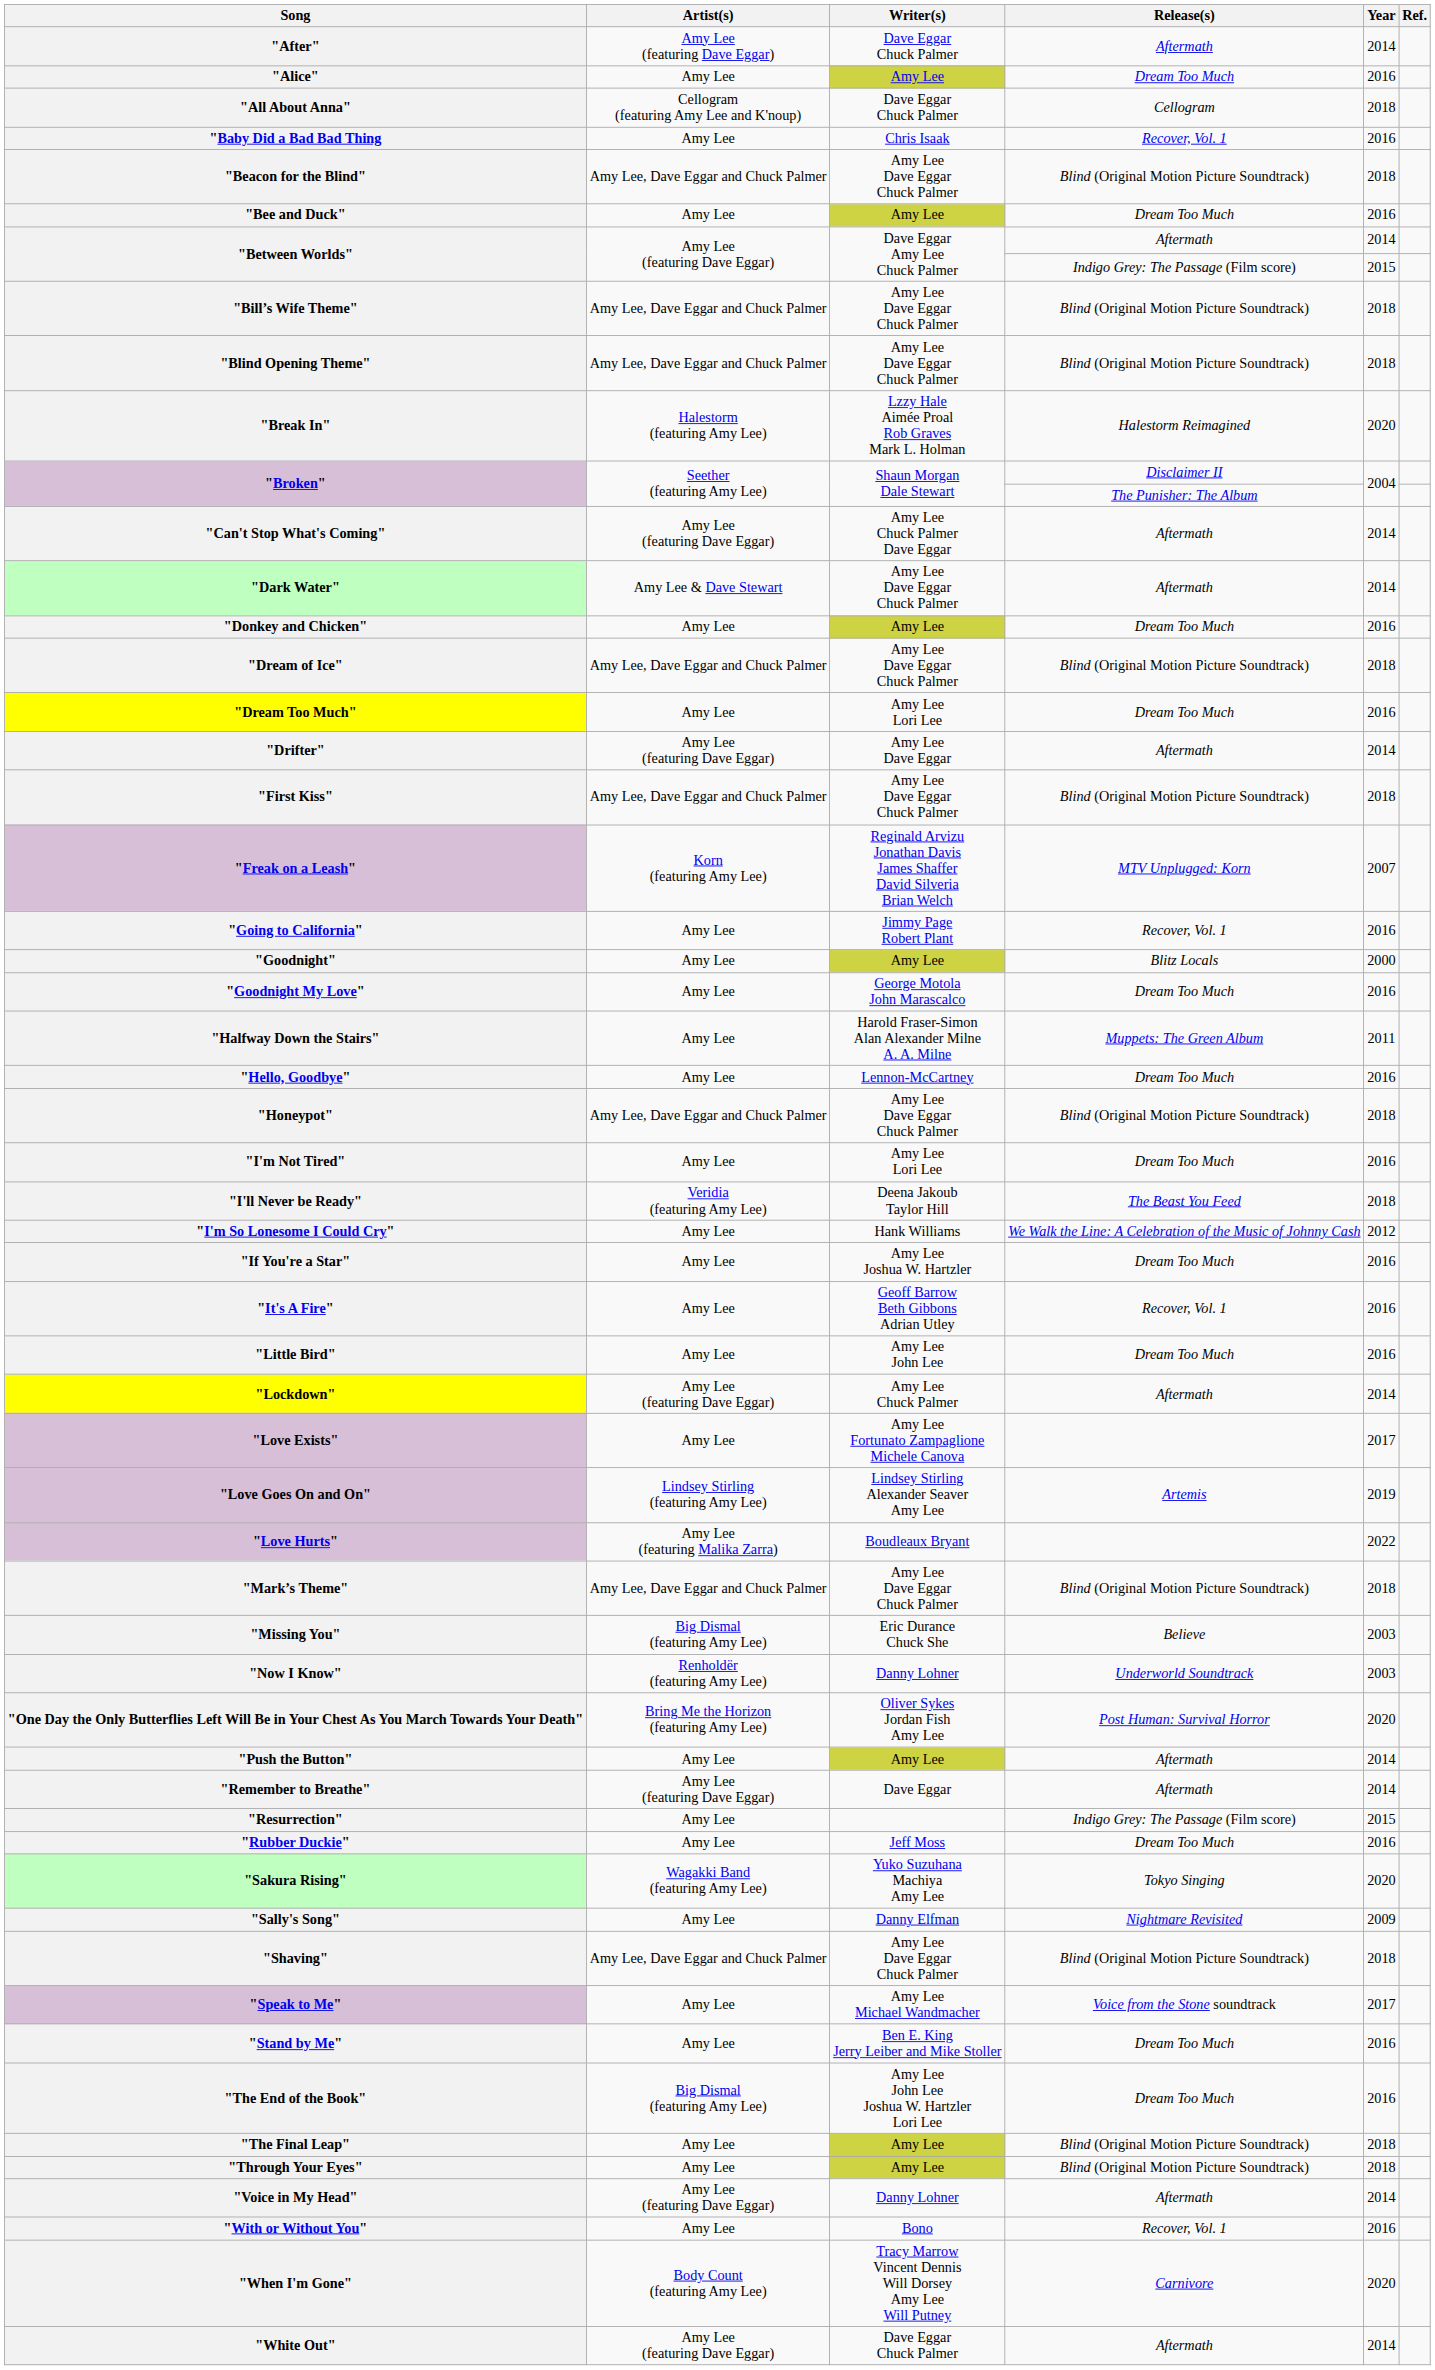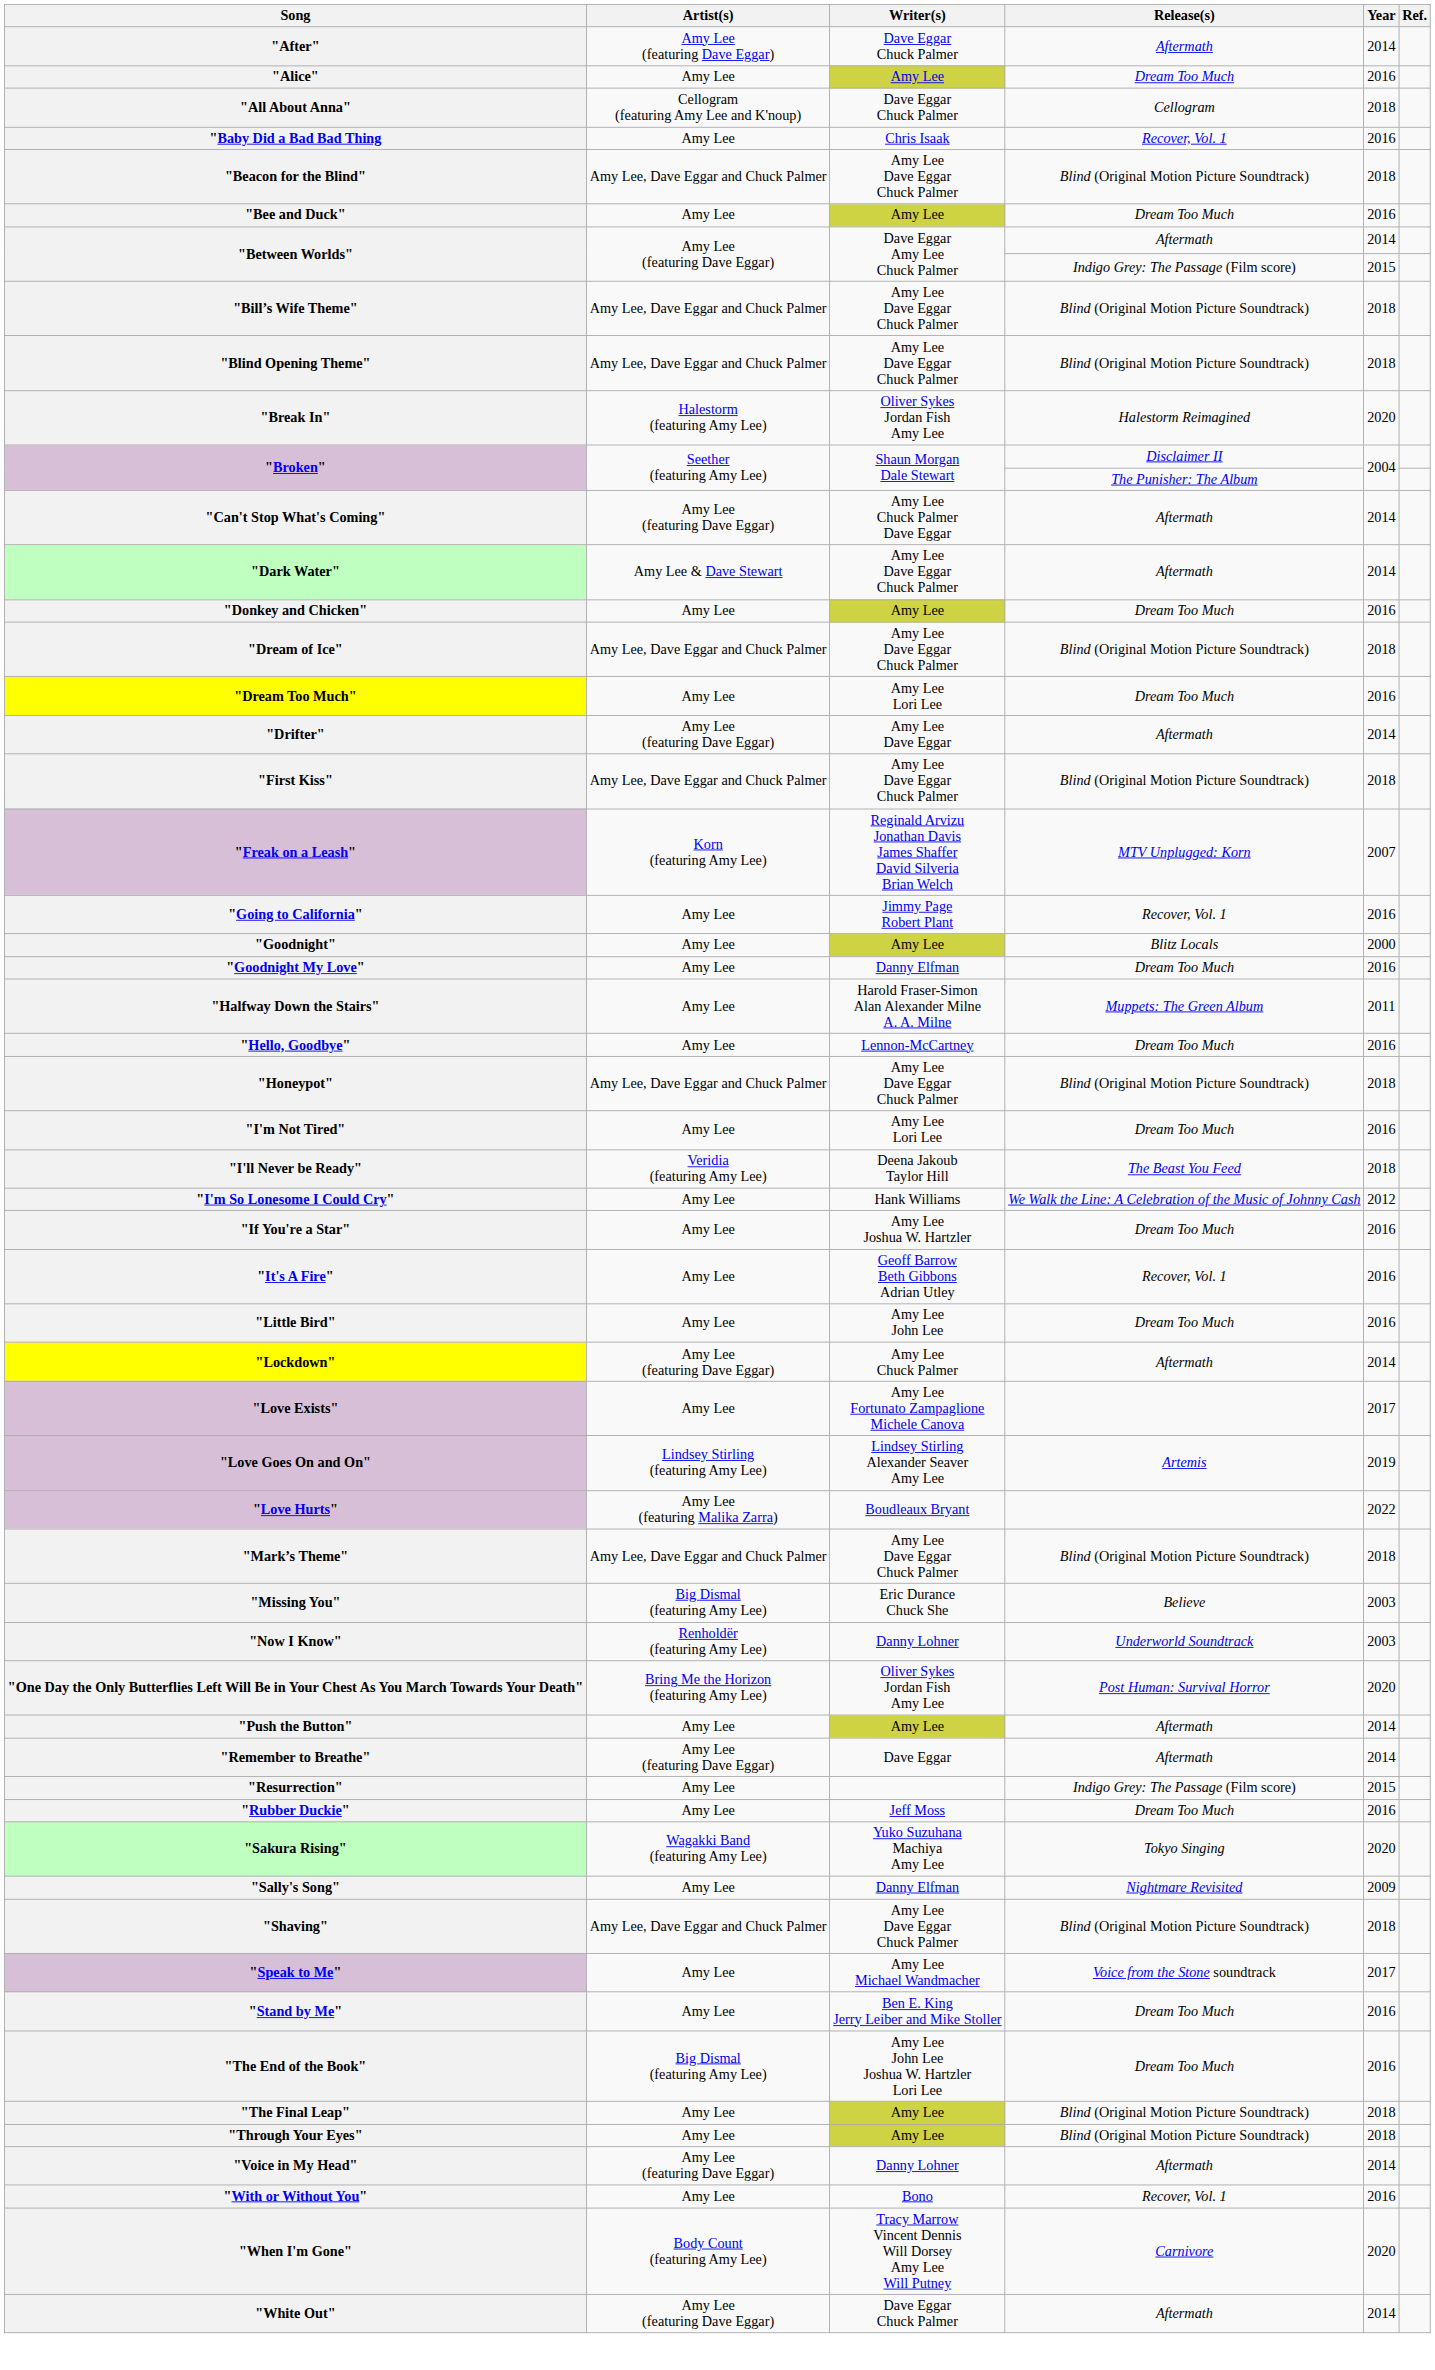(917, 425) Lzzy Hale Aimée Proal Rob Graves Mark L. Holman -> (917, 417) Oliver Sykes Jordan Fish Amy Lee
(917, 991) George Motola John Marascalco -> (917, 967) Danny Elfman
